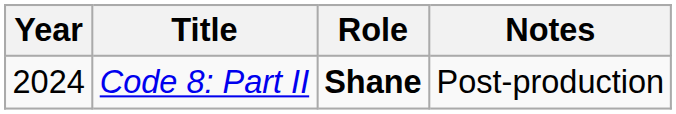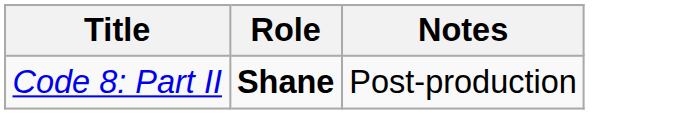- column: (49, 30)
